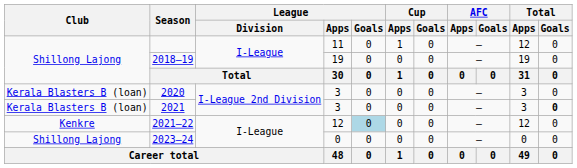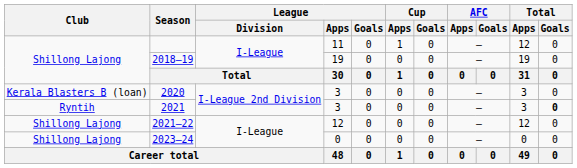(77, 108) Kerala Blasters B (loan) -> (77, 108) Ryntih
(77, 124) Kenkre -> (77, 124) Shillong Lajong
(369, 124) lightblue background -> (369, 124) no background
